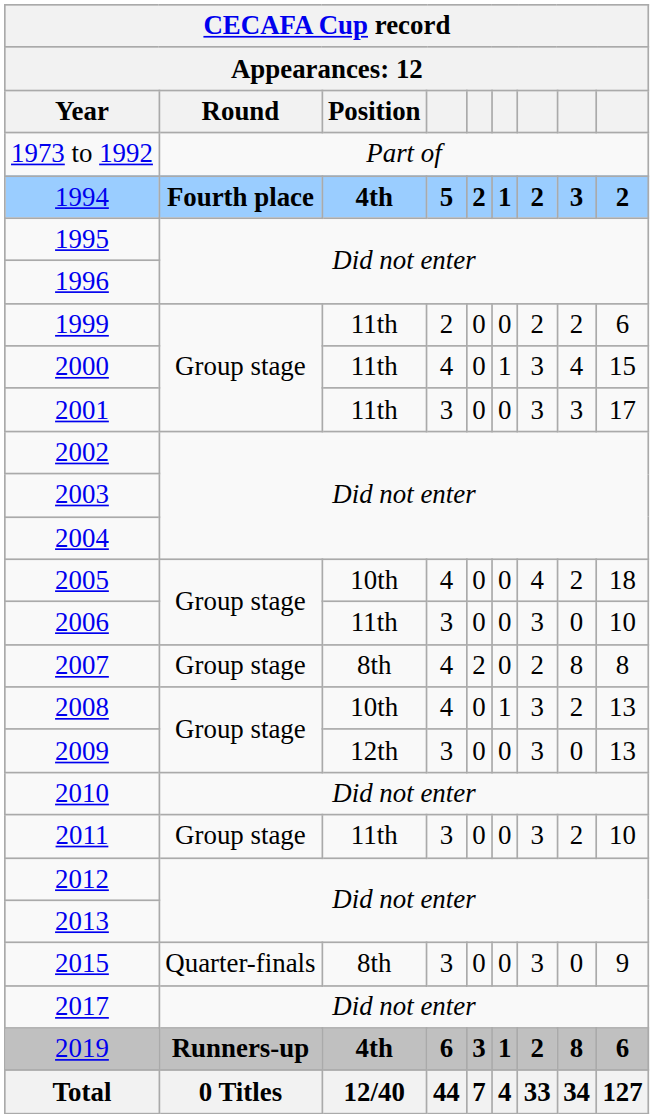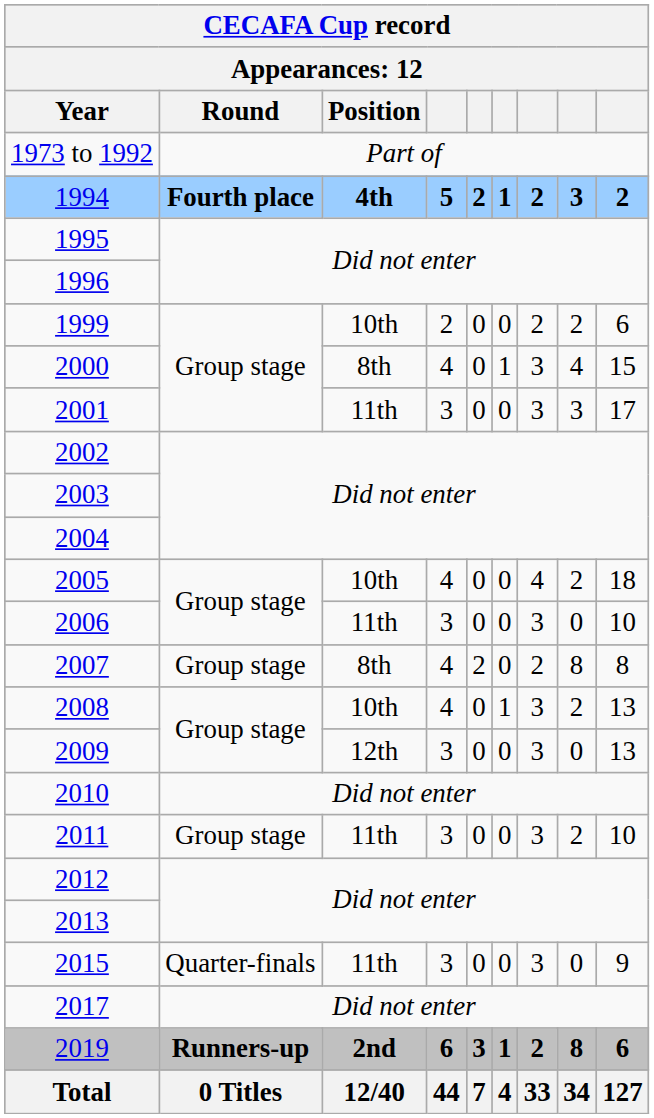(374, 324) 11th -> (374, 324) 10th
(374, 366) 11th -> (374, 366) 8th
(374, 963) 8th -> (374, 963) 11th
(374, 1048) 4th -> (374, 1048) 2nd
